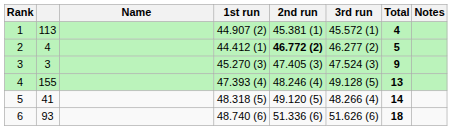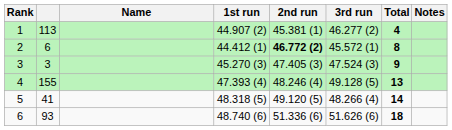(354, 30) 45.572 (1) -> (354, 30) 46.277 (2)
(48, 47) 4 -> (48, 47) 6
(354, 47) 46.277 (2) -> (354, 47) 45.572 (1)
(397, 47) 5 -> (397, 47) 8
